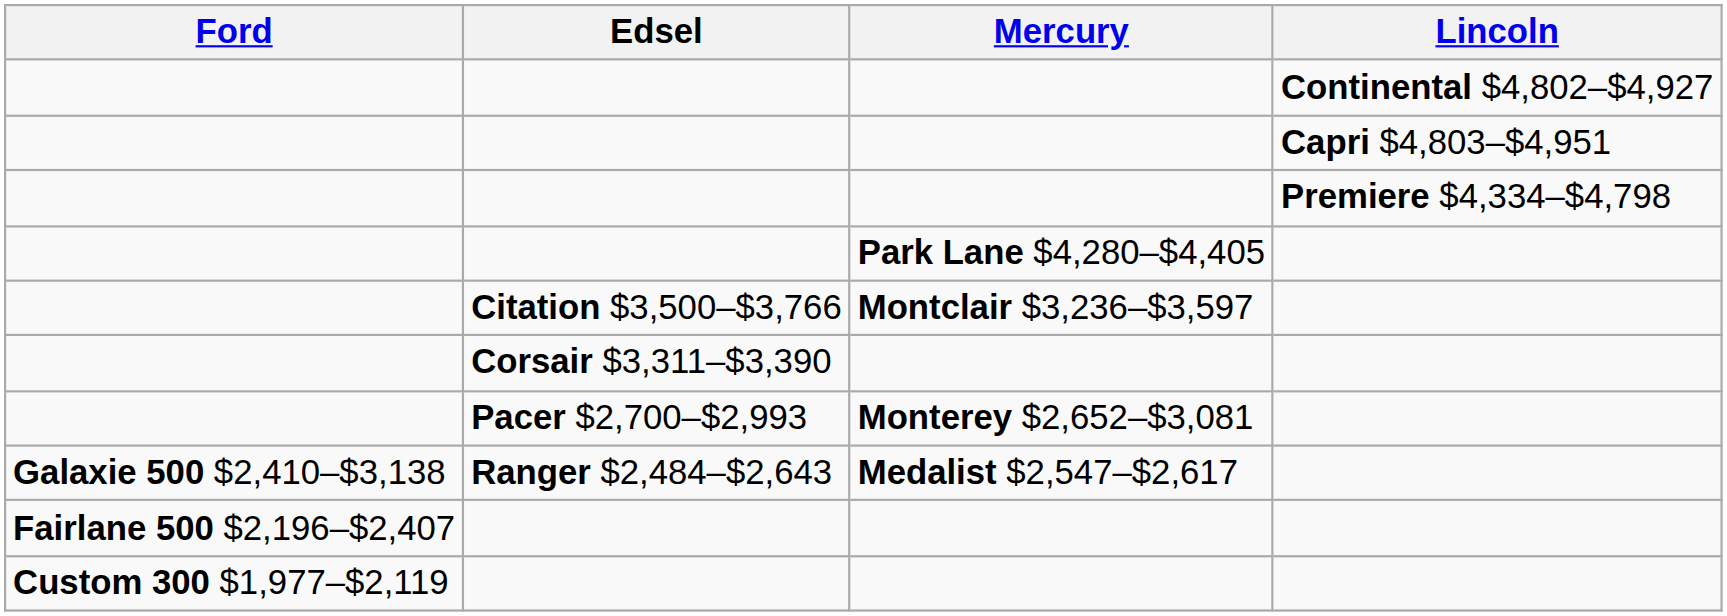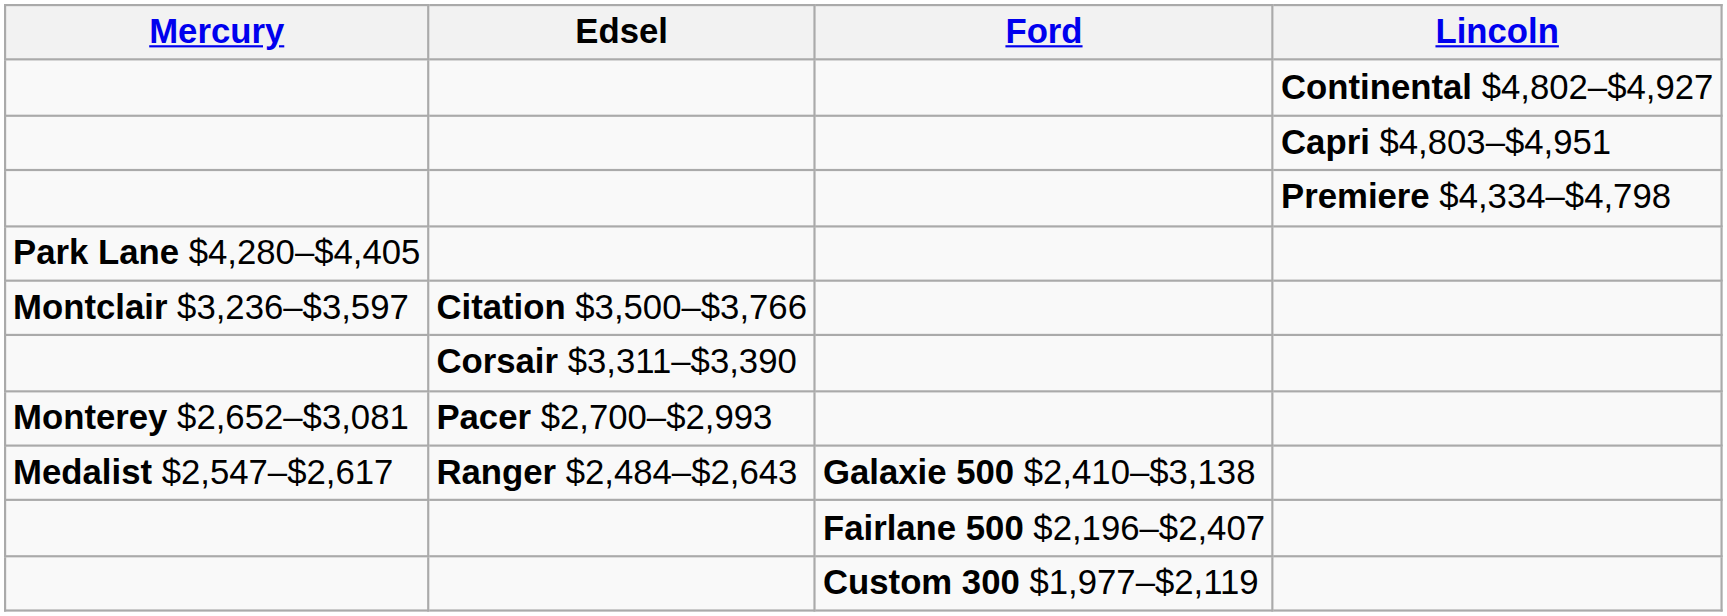columns swapped: (234, 32) <-> (1061, 32)
